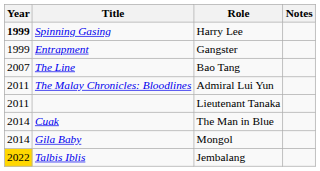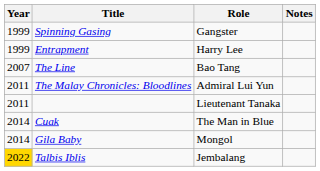(18, 31) bold -> (18, 31) normal
(220, 31) Harry Lee -> (217, 31) Gangster
(217, 49) Gangster -> (220, 49) Harry Lee
